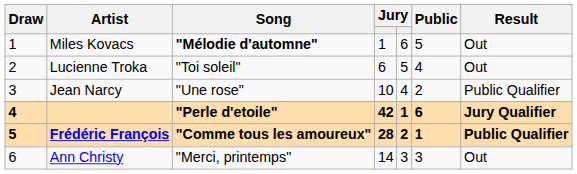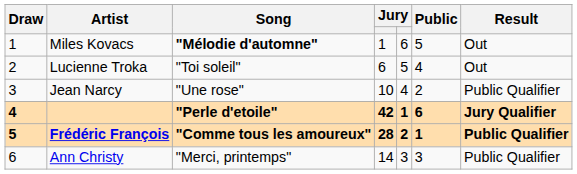(476, 157) Out -> (512, 157) Public Qualifier
